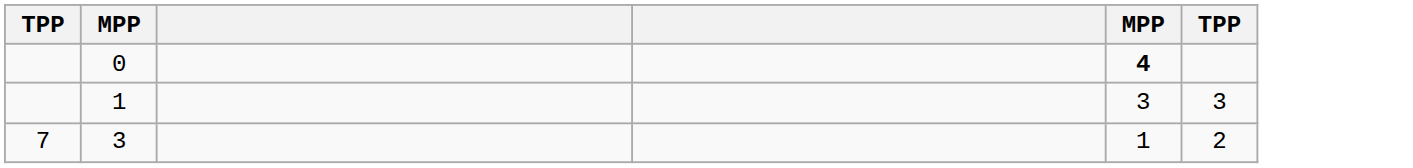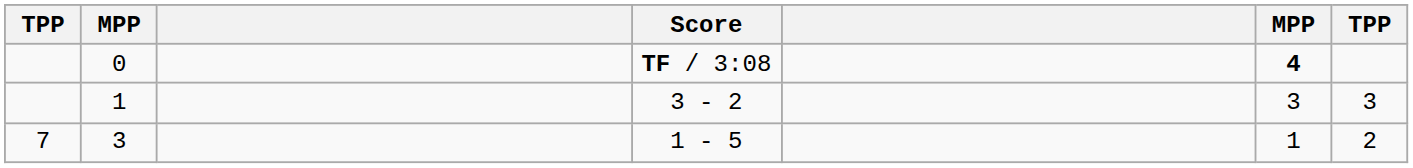+ column: (706, 25)
